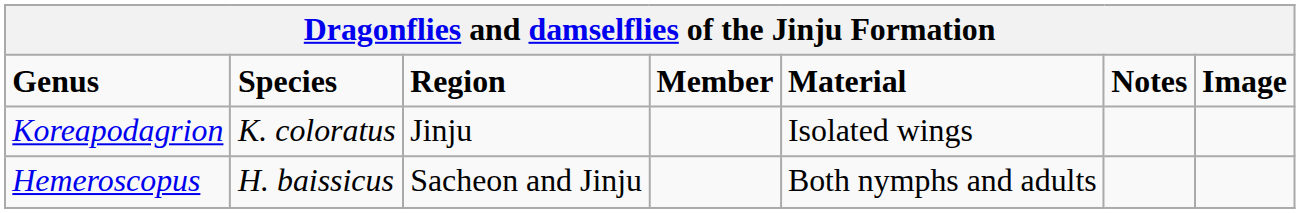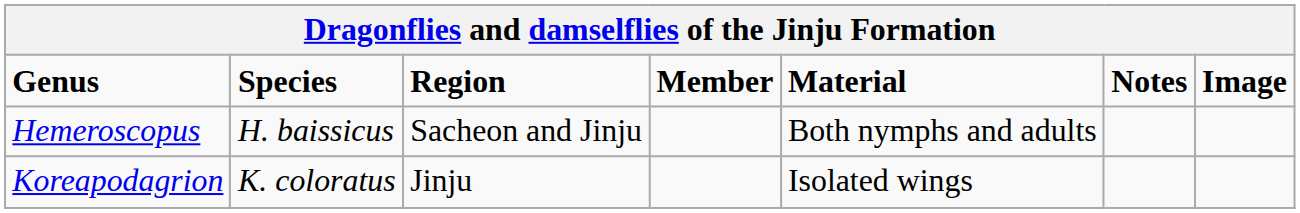rows swapped: (106, 181) <-> (118, 130)
